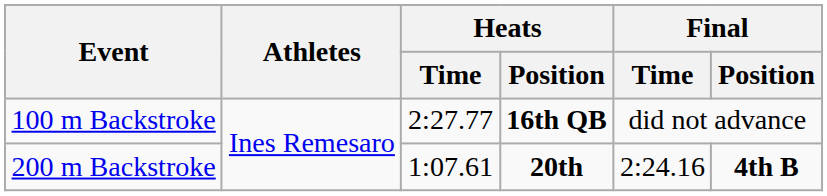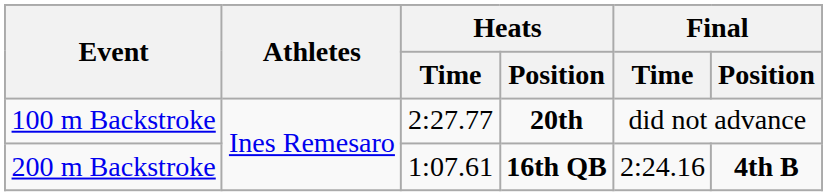(557, 120) 16th QB -> (556, 120) 20th
(556, 166) 20th -> (557, 166) 16th QB
